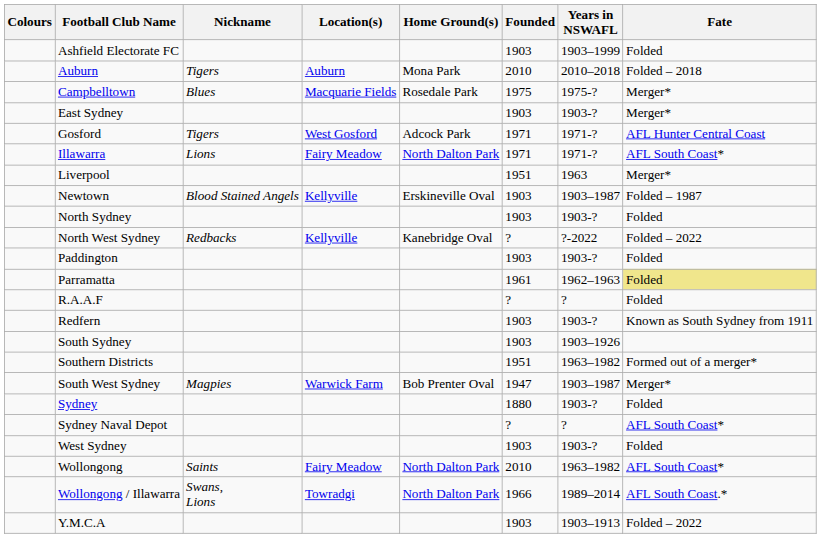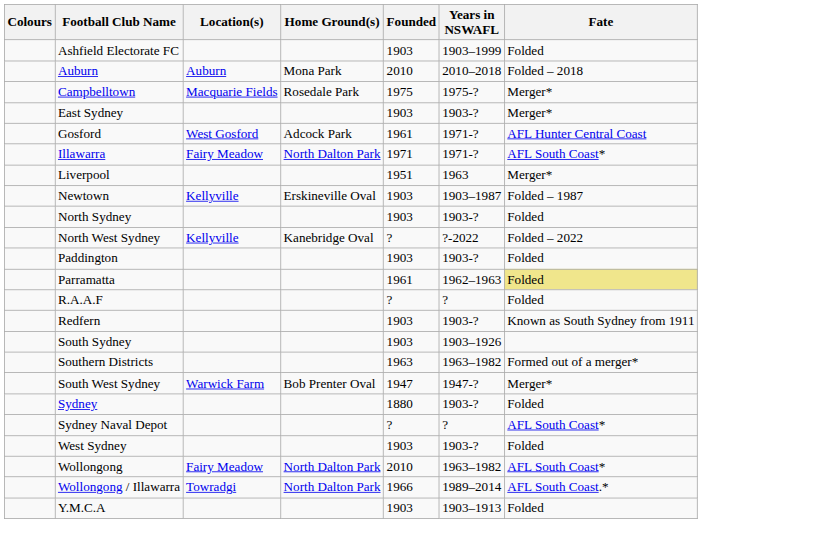- column: (242, 22)
(518, 133) 1971 -> (400, 133) 1961
(518, 362) 1951 -> (400, 362) 1963
(591, 383) 1903–1987 -> (460, 383) 1947-?
(664, 522) Folded – 2022 -> (526, 508) Folded
